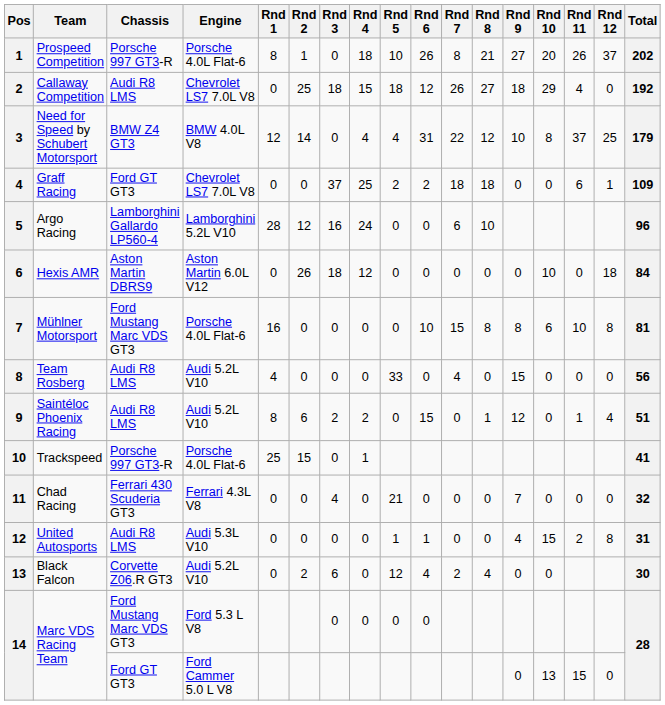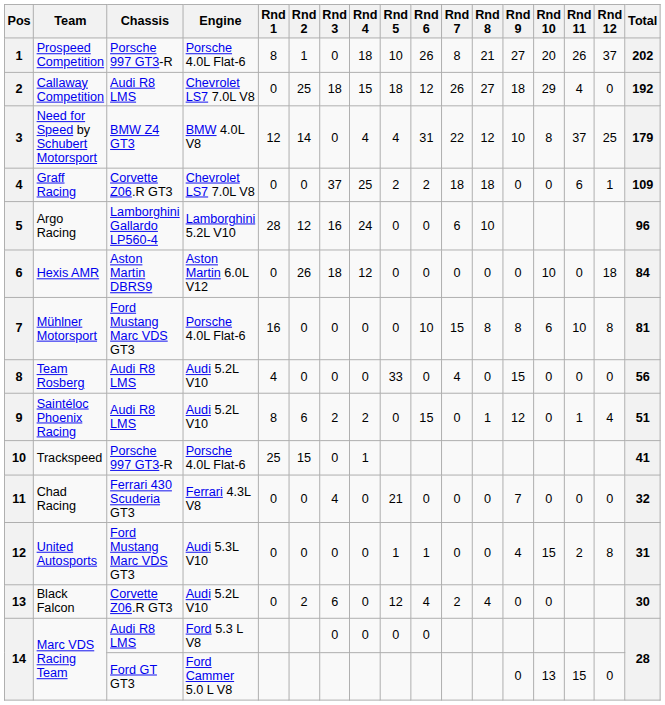(134, 184) Ford GT GT3 -> (141, 184) Corvette Z06.R GT3
(133, 539) Audi R8 LMS -> (139, 553) Ford Mustang Marc VDS GT3
(139, 621) Ford Mustang Marc VDS GT3 -> (133, 635) Audi R8 LMS
